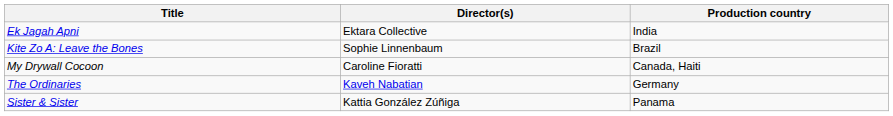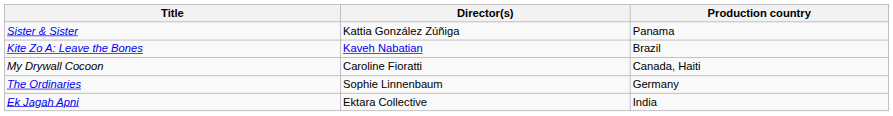rows swapped: (43, 31) <-> (42, 102)
(393, 48) Sophie Linnenbaum -> (383, 48) Kaveh Nabatian
(383, 84) Kaveh Nabatian -> (393, 84) Sophie Linnenbaum
